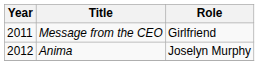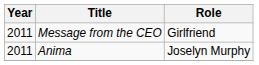(20, 51) 2012 -> (20, 51) 2011
